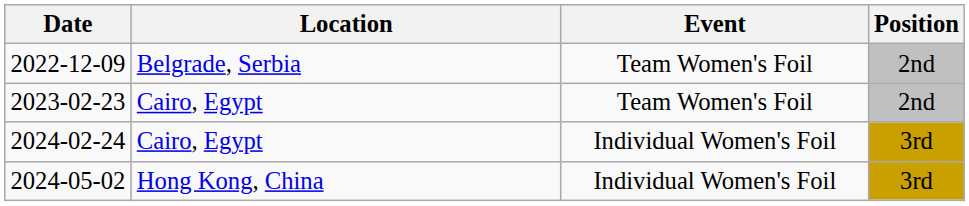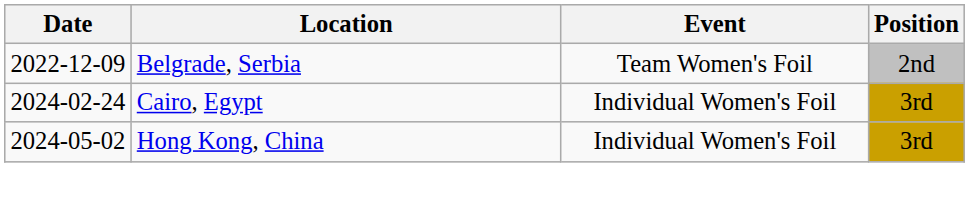- row: (68, 102)
